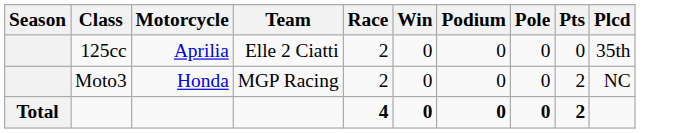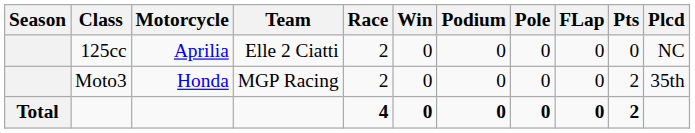+ column: (582, 19)
(613, 50) 35th -> (671, 50) NC
(617, 81) NC -> (667, 81) 35th
